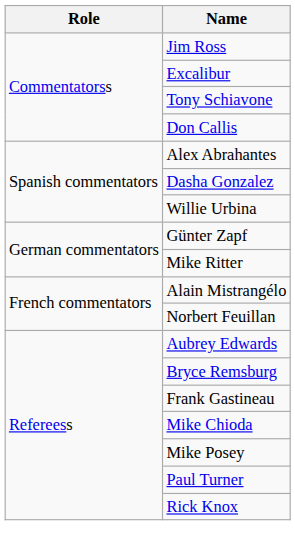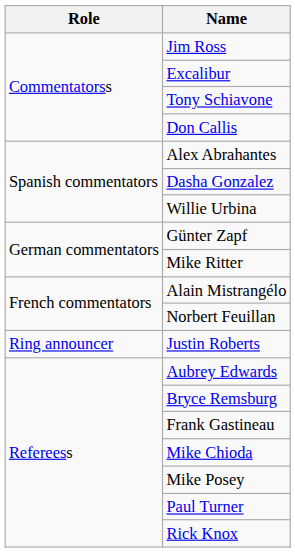+ row: (213, 344)
